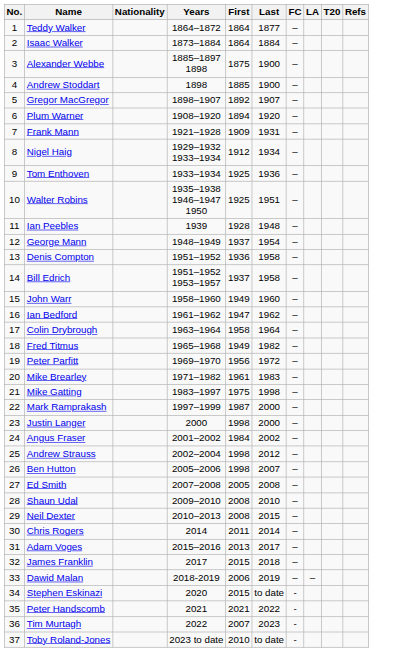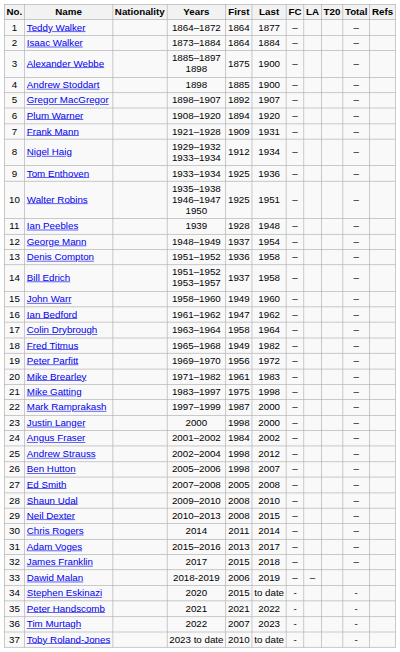+ column: (356, 12)
